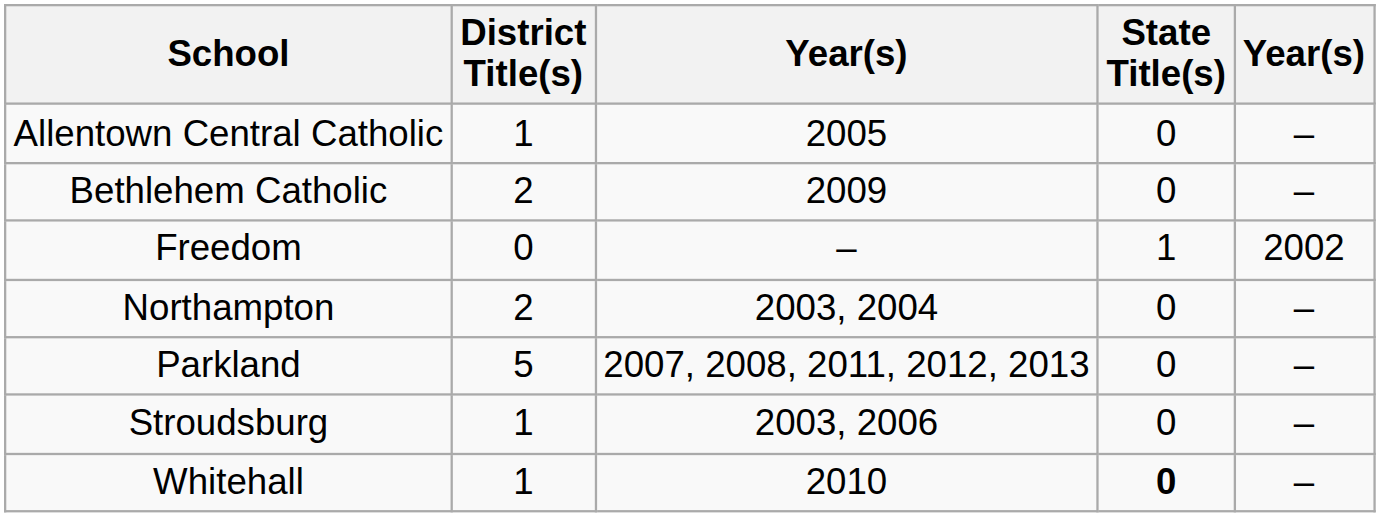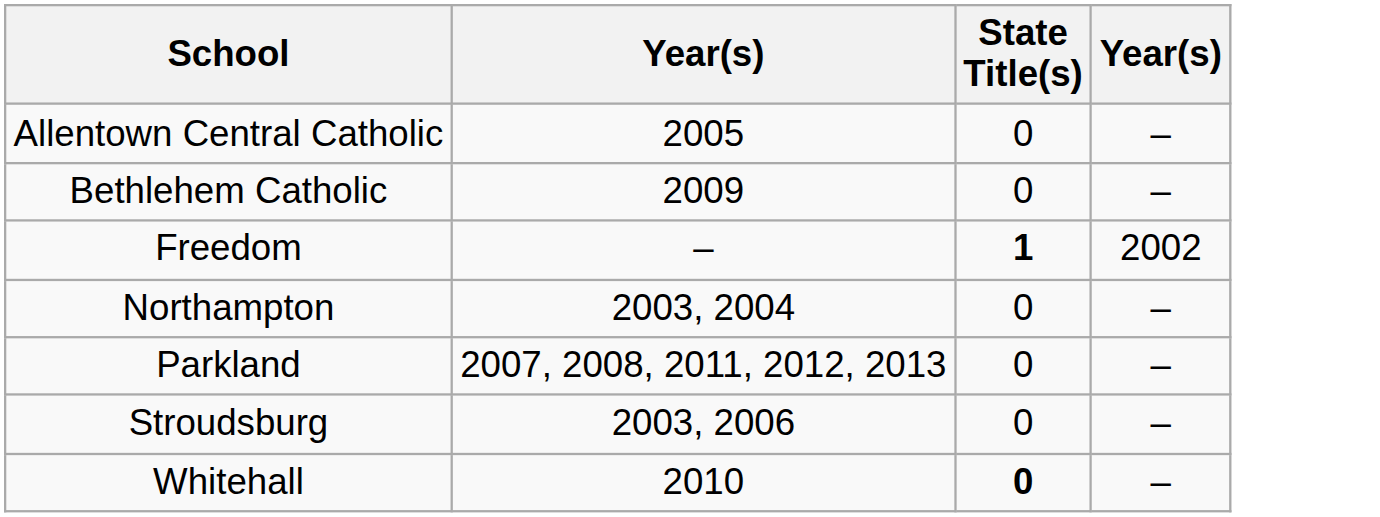- column: (523, 54)
(1166, 249) normal -> (1023, 249) bold
